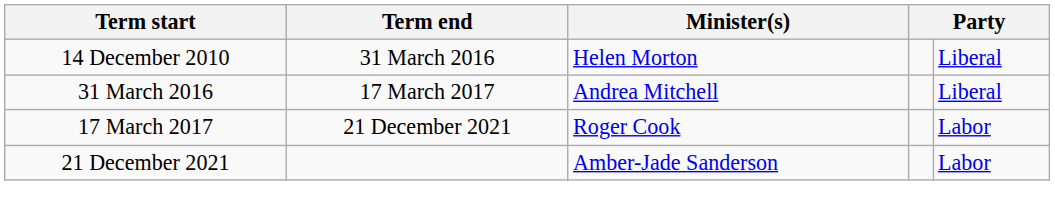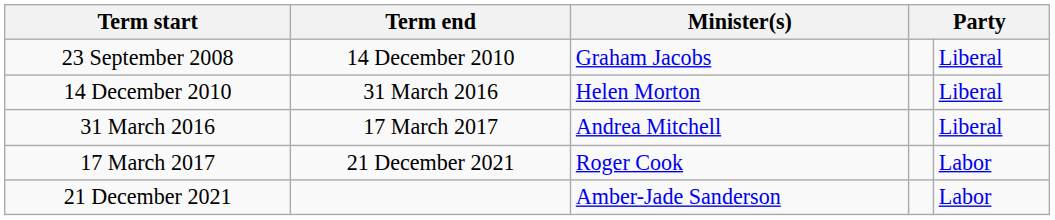+ row: (148, 57)
